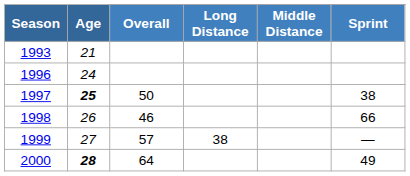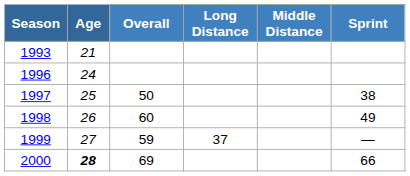(88, 96) bold -> (88, 96) normal
(146, 117) 46 -> (146, 117) 60
(368, 117) 66 -> (368, 117) 49
(146, 139) 57 -> (146, 139) 59
(220, 139) 38 -> (220, 139) 37
(146, 161) 64 -> (146, 161) 69
(368, 161) 49 -> (368, 161) 66
